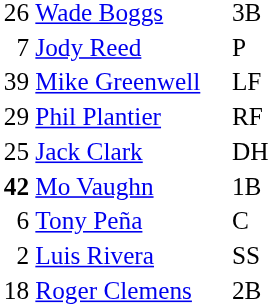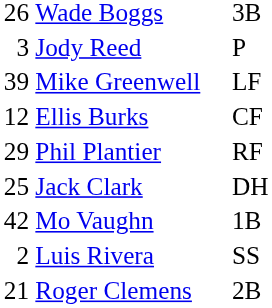(16, 47) 7 -> (16, 47) 3
+ row: (92, 116)
(16, 186) bold -> (16, 221) normal
- row: (89, 221)
(16, 290) 18 -> (16, 290) 21
